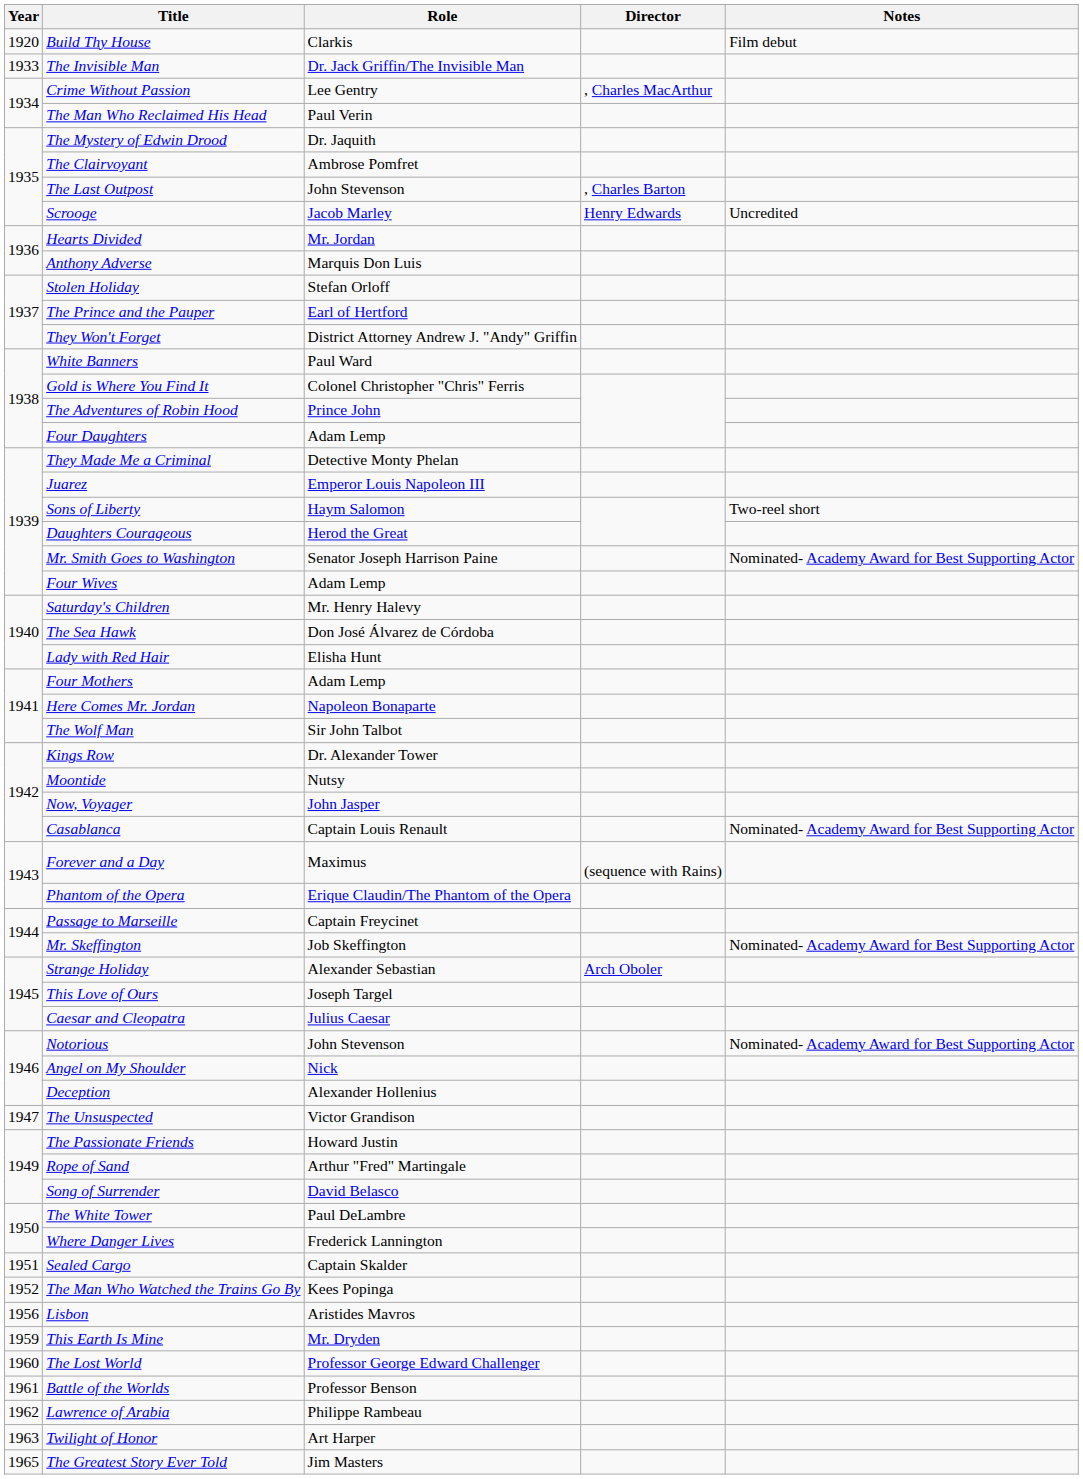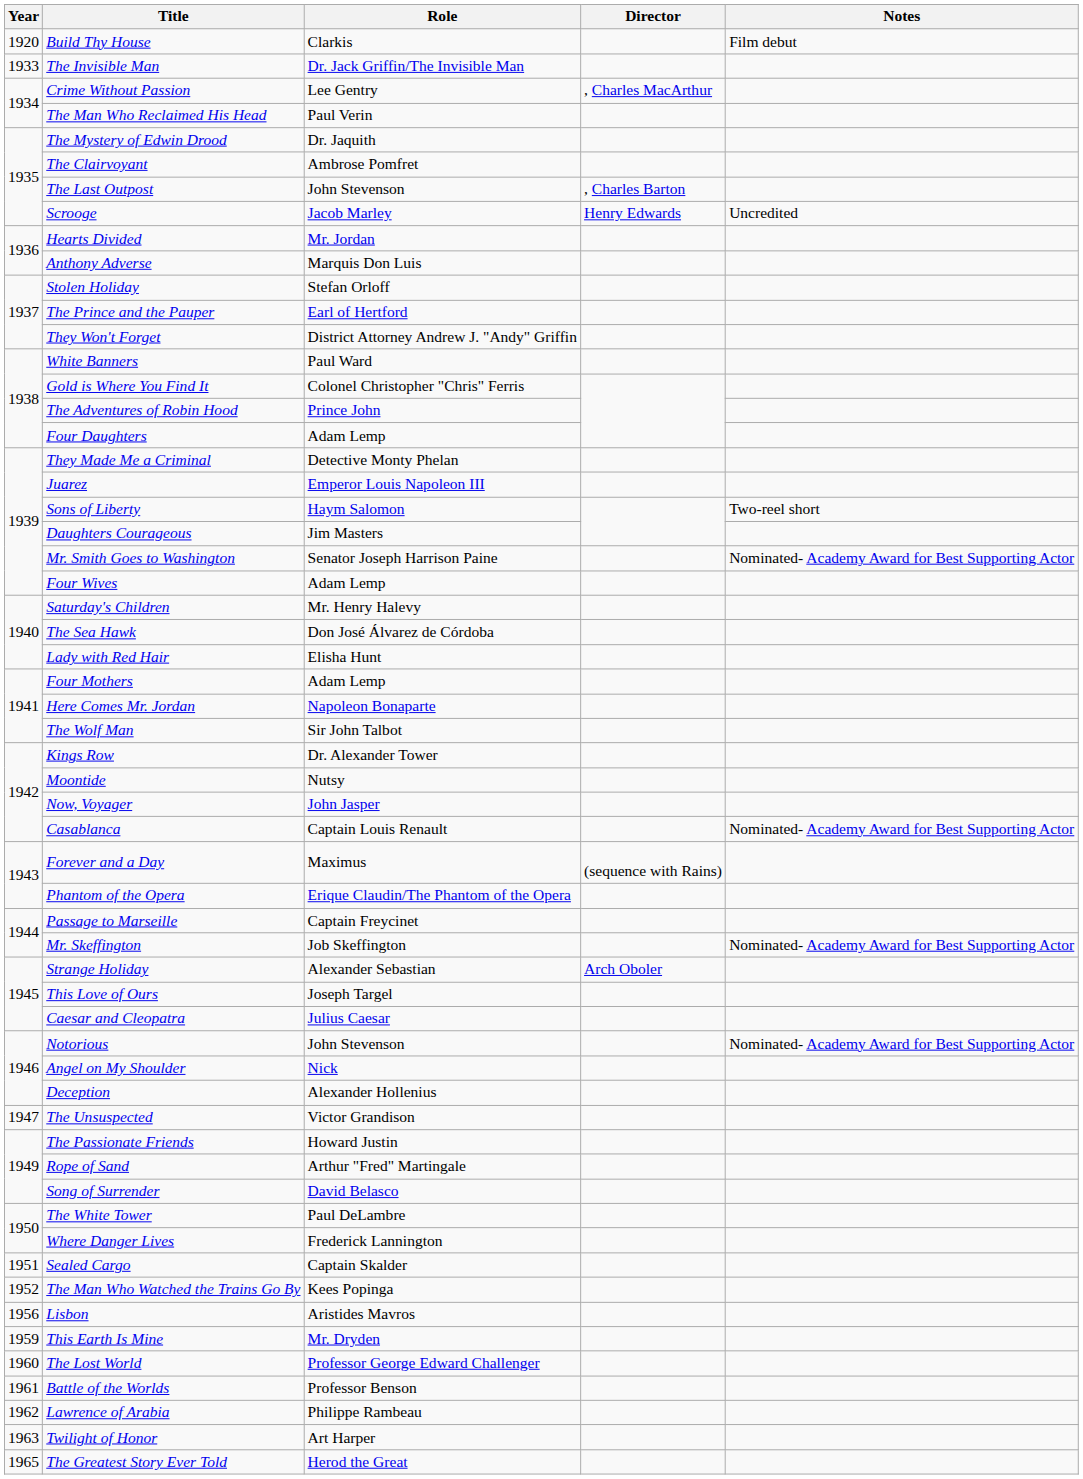(358, 533) Herod the Great -> (345, 533) Jim Masters
(345, 1461) Jim Masters -> (358, 1461) Herod the Great
